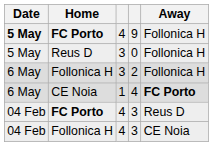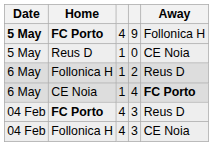(122, 53) 3 -> (122, 53) 1
(174, 53) Follonica H -> (167, 53) CE Noia
(122, 72) 3 -> (122, 72) 1
(174, 72) Follonica H -> (164, 72) Reus D
